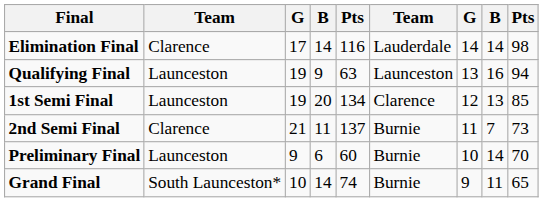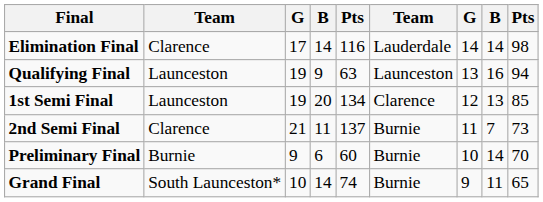(188, 155) Launceston -> (172, 155) Burnie
